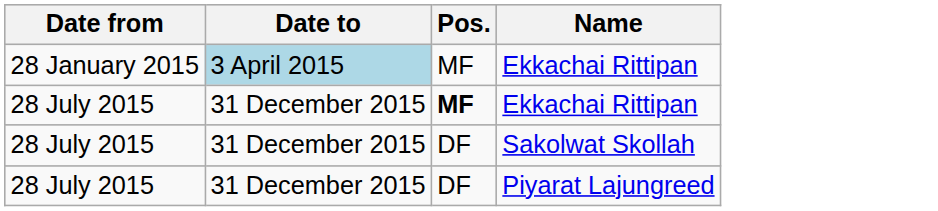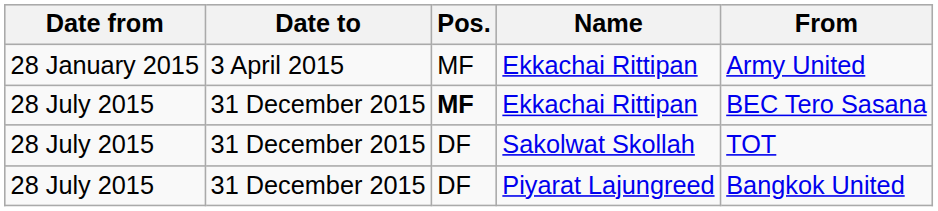+ column: (826, 24)
(277, 64) lightblue background -> (277, 64) no background
